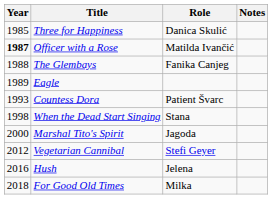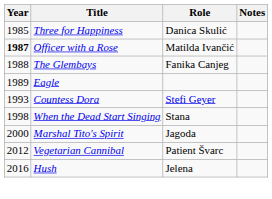(194, 99) Patient Švarc -> (190, 99) Stefi Geyer
(190, 151) Stefi Geyer -> (194, 151) Patient Švarc
- row: (79, 185)
